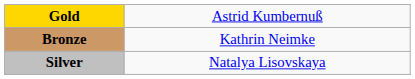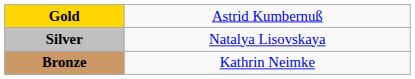rows swapped: (64, 62) <-> (64, 39)
